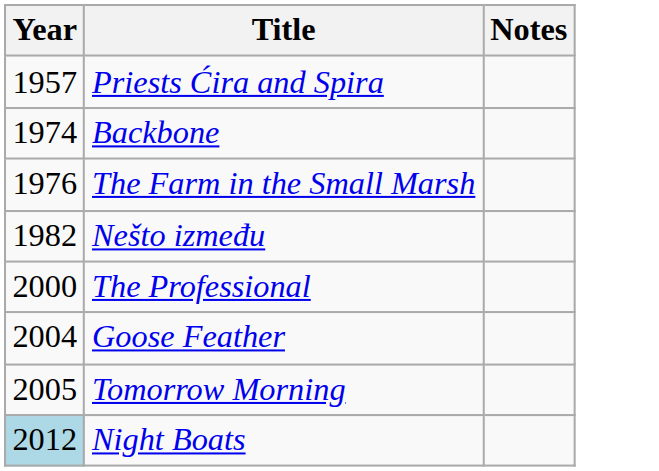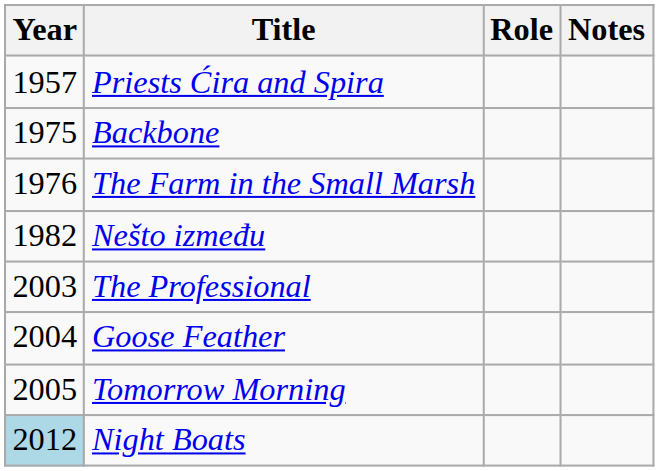+ column: (522, 30)
(45, 132) 1974 -> (45, 132) 1975
(45, 286) 2000 -> (45, 286) 2003
